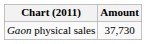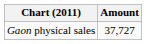(120, 30) 37,730 -> (120, 30) 37,727
